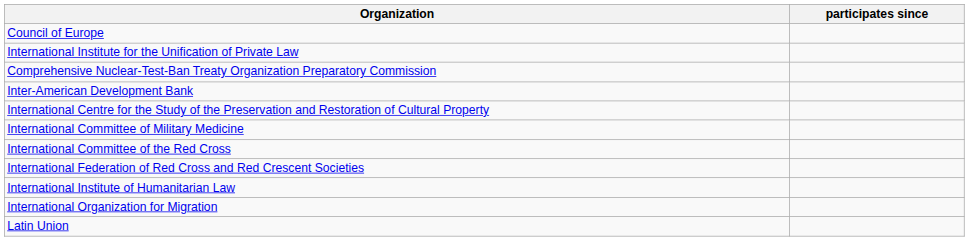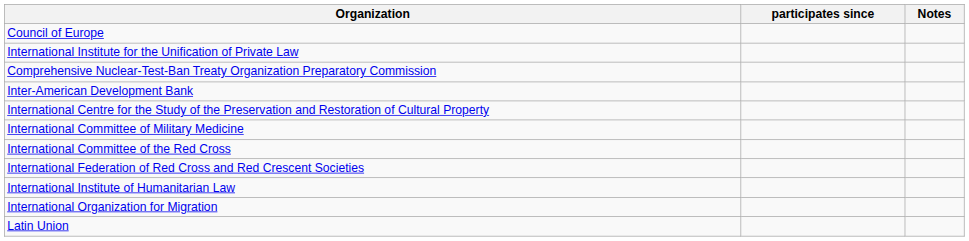+ column: (934, 14)
